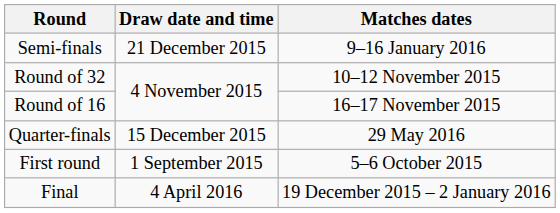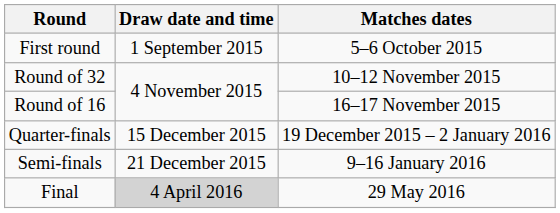rows swapped: (60, 163) <-> (60, 47)
(416, 134) 29 May 2016 -> (416, 134) 19 December 2015 – 2 January 2016
(196, 192) no background -> (196, 192) lightgrey background
(416, 192) 19 December 2015 – 2 January 2016 -> (416, 192) 29 May 2016
